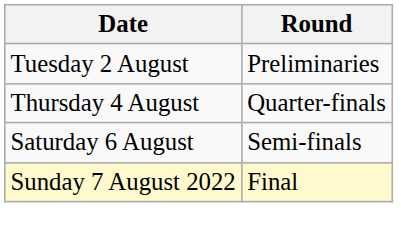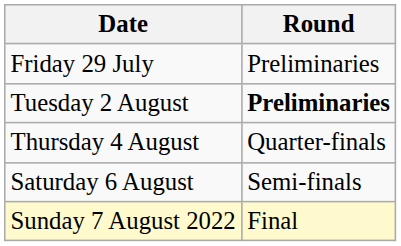+ row: (82, 63)
(313, 63) normal -> (319, 102) bold
